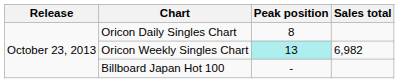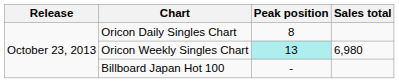(348, 50) 6,982 -> (348, 50) 6,980
